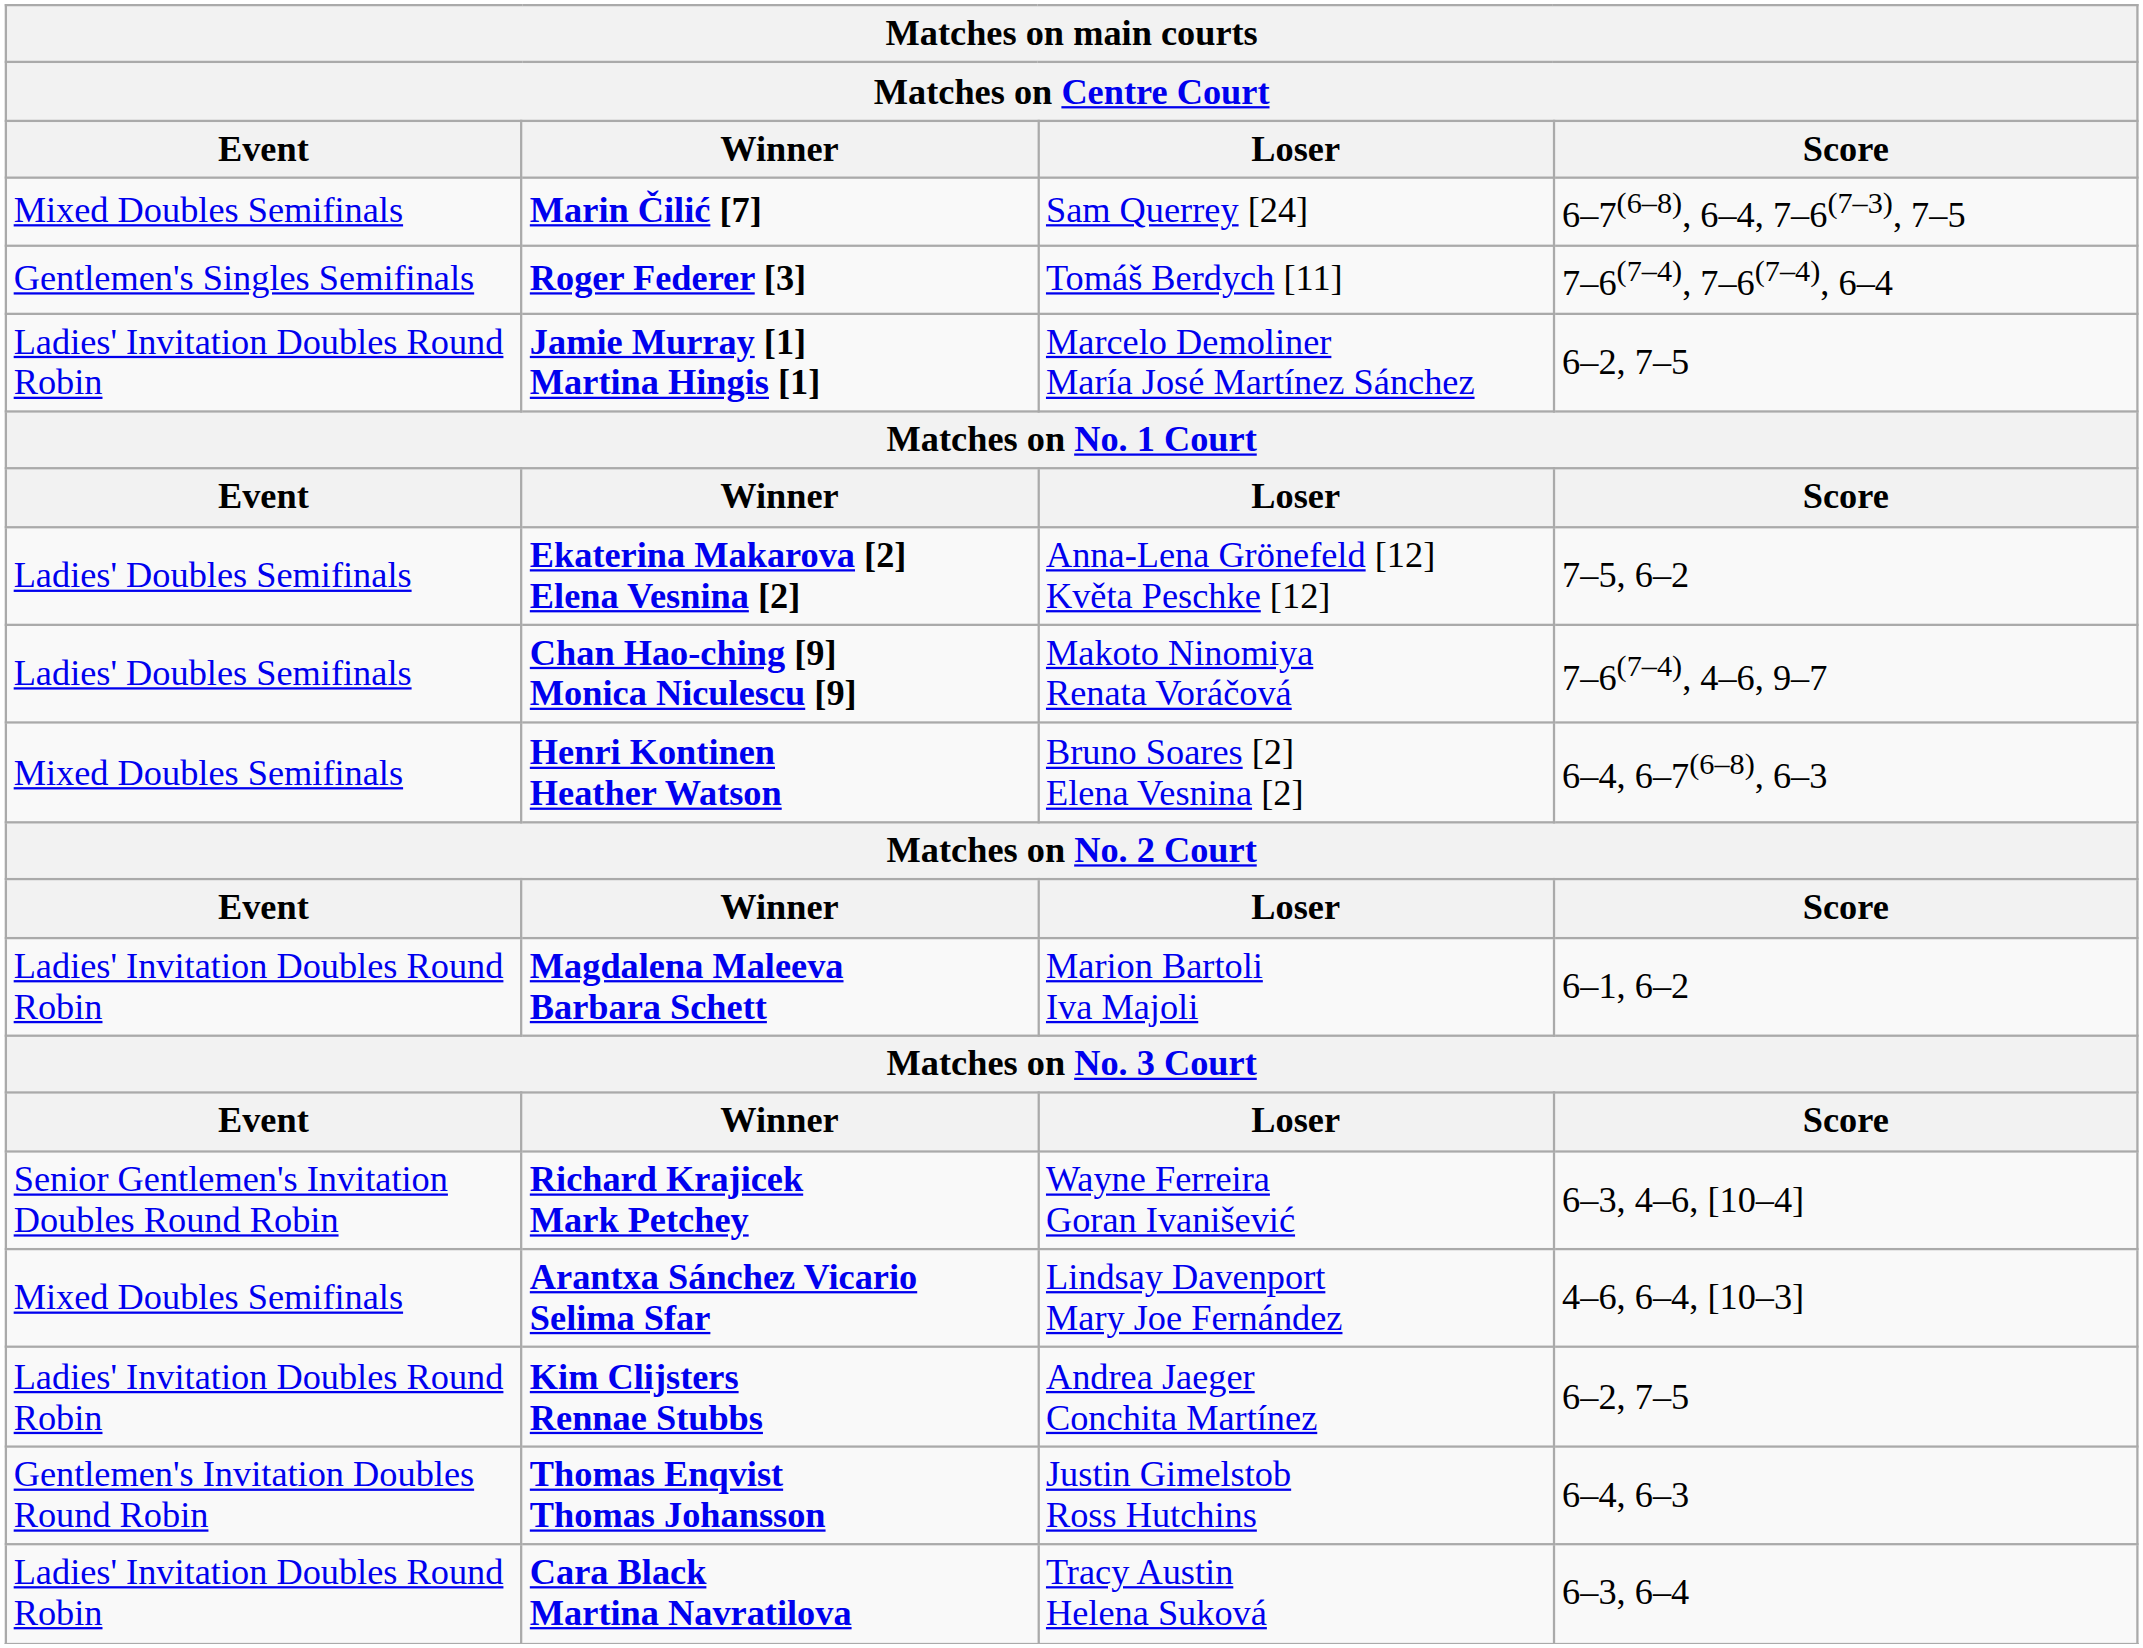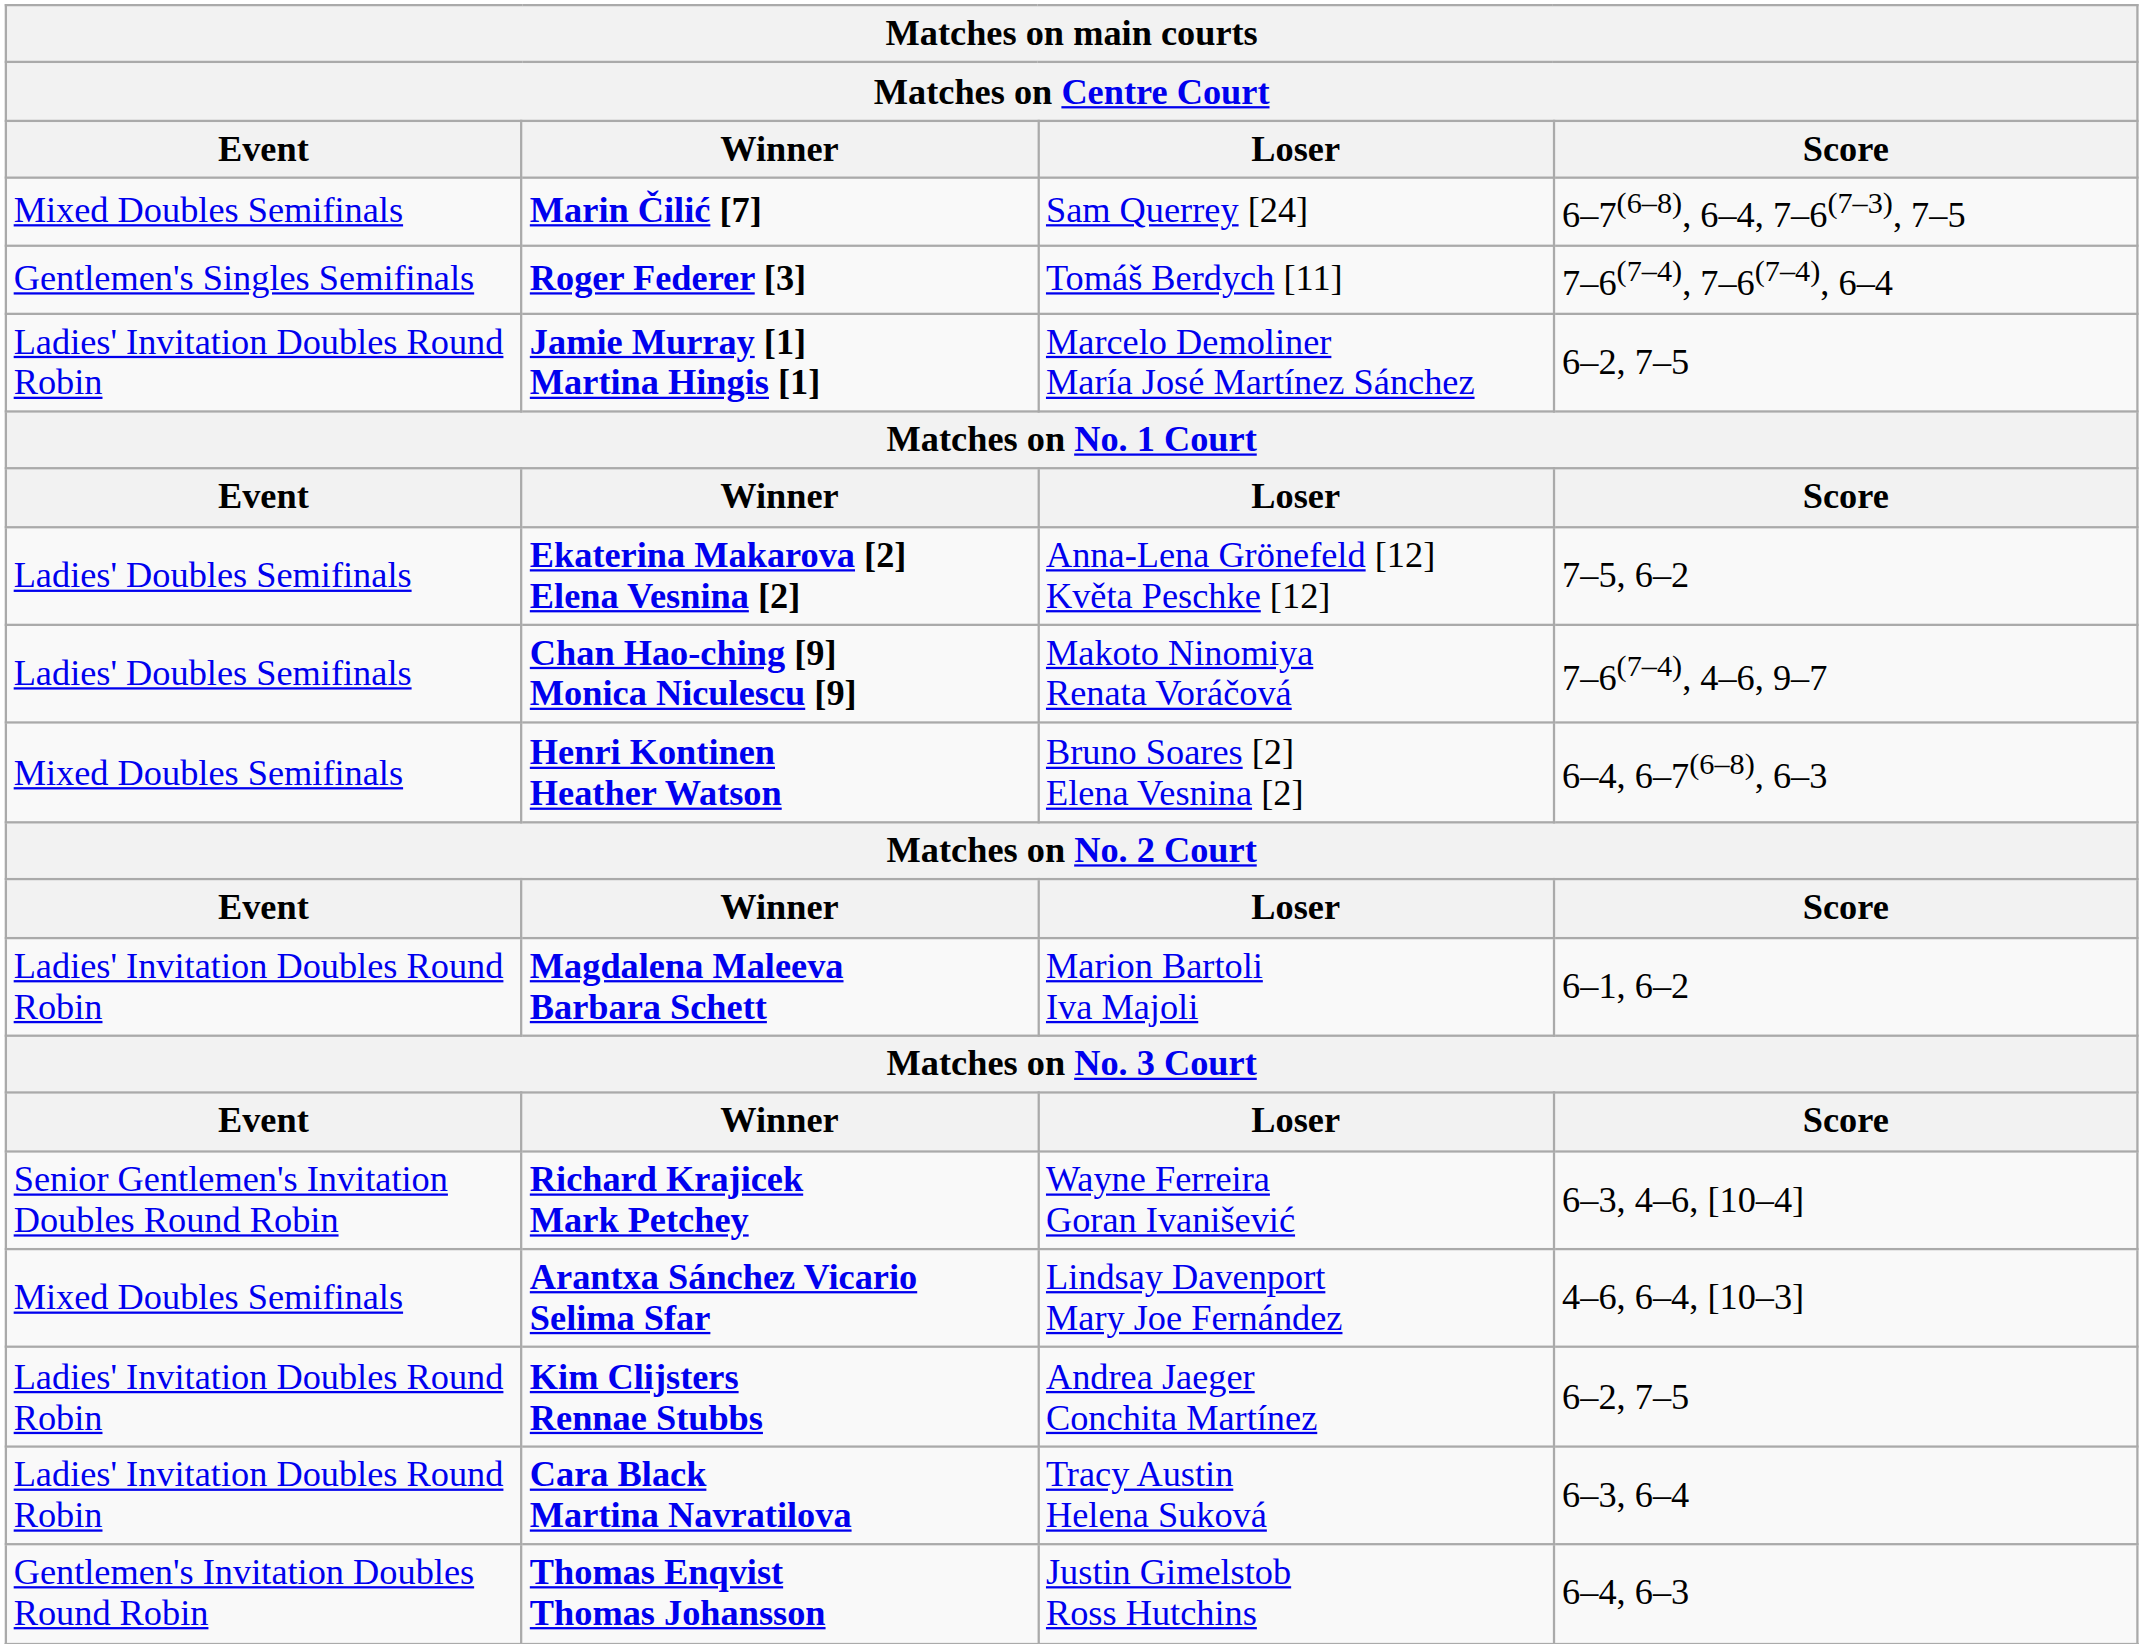rows swapped: (691, 1593) <-> (678, 1494)
